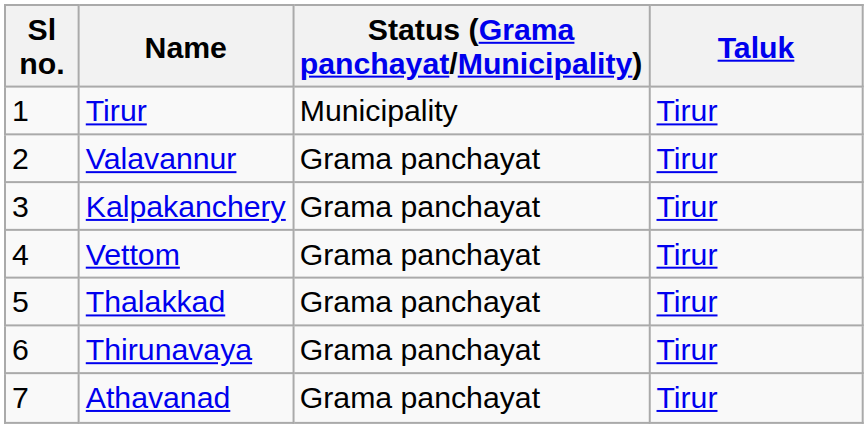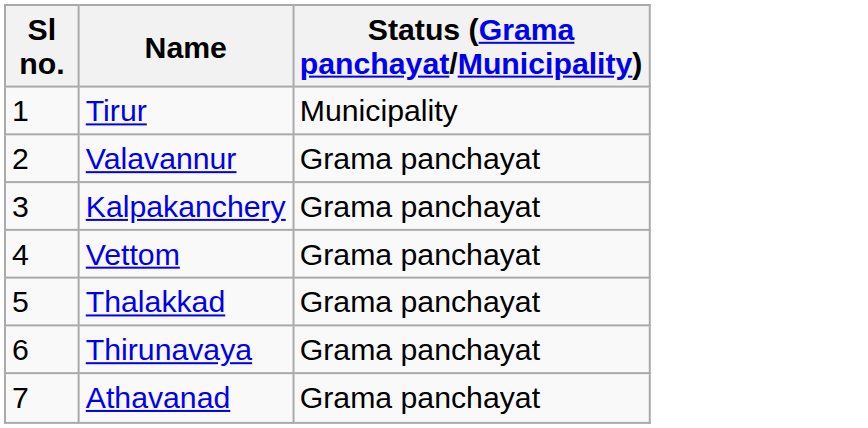- column: (756, 46)
